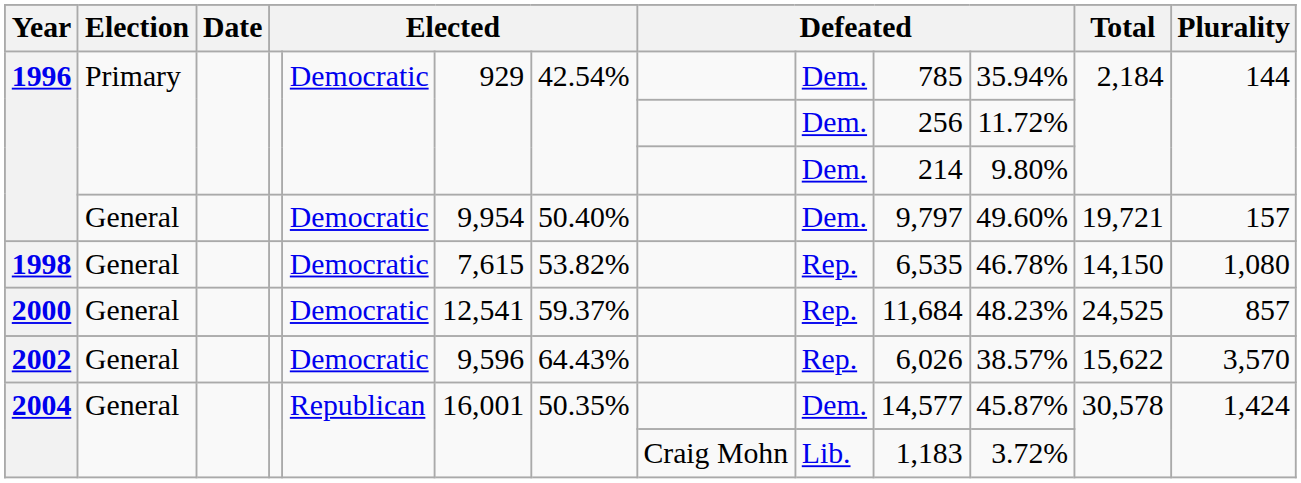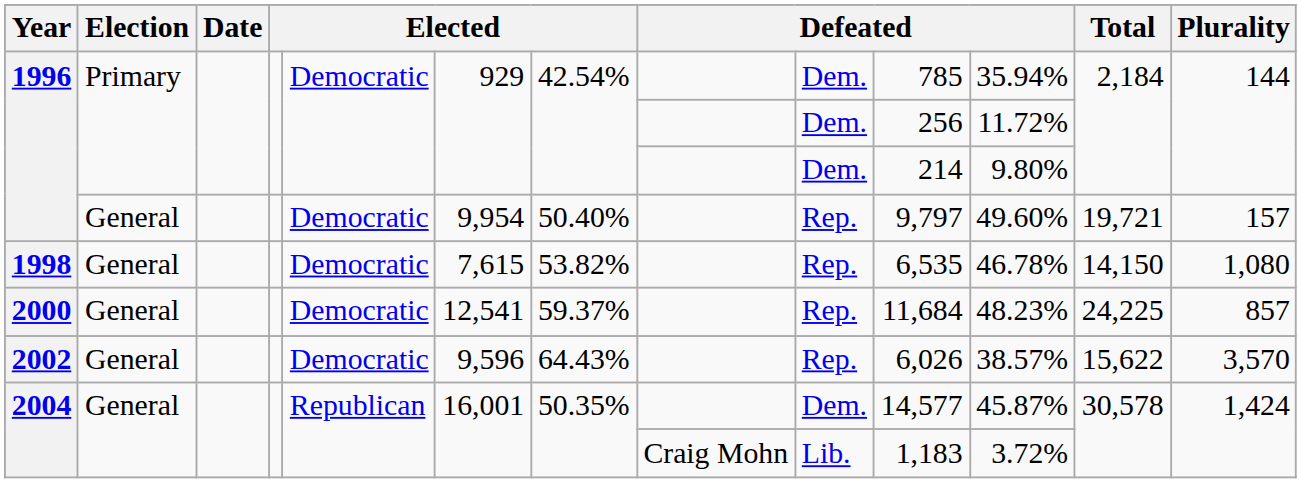(834, 216) Dem. -> (829, 216) Rep.
(1123, 311) 24,525 -> (1123, 311) 24,225
